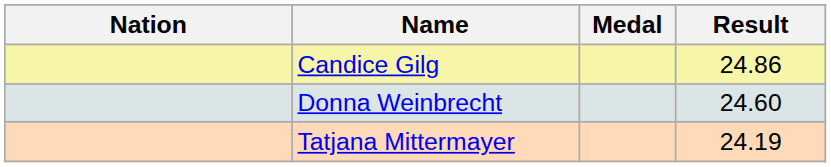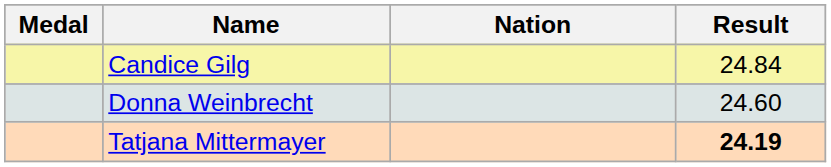columns swapped: (627, 25) <-> (148, 25)
(751, 64) 24.86 -> (751, 64) 24.84
(751, 142) normal -> (751, 142) bold
